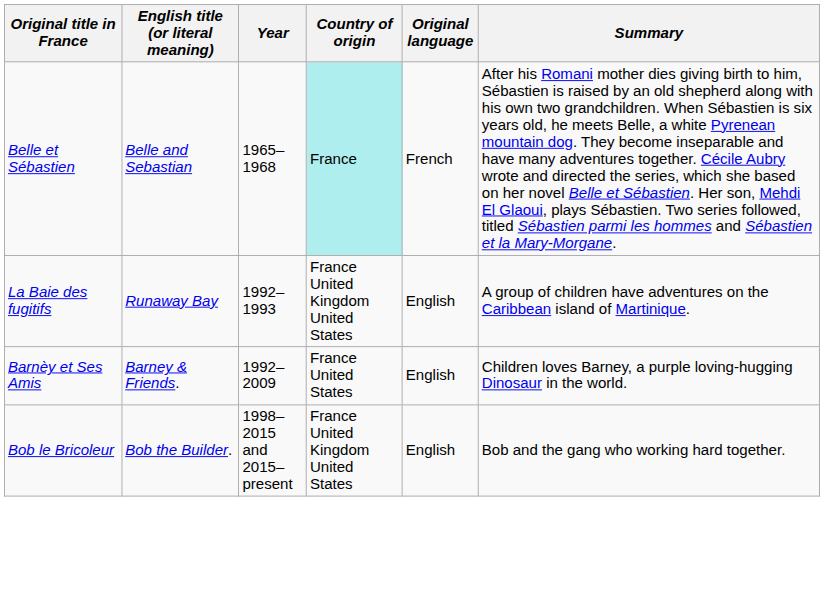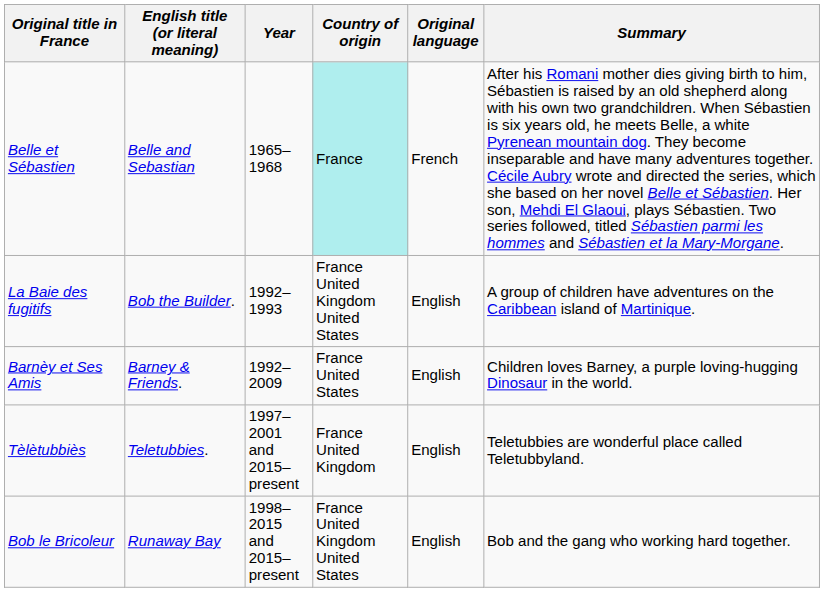(172, 301) Runaway Bay -> (181, 301) Bob the Builder.
+ row: (47, 450)
(179, 450) Bob the Builder. -> (174, 541) Runaway Bay
